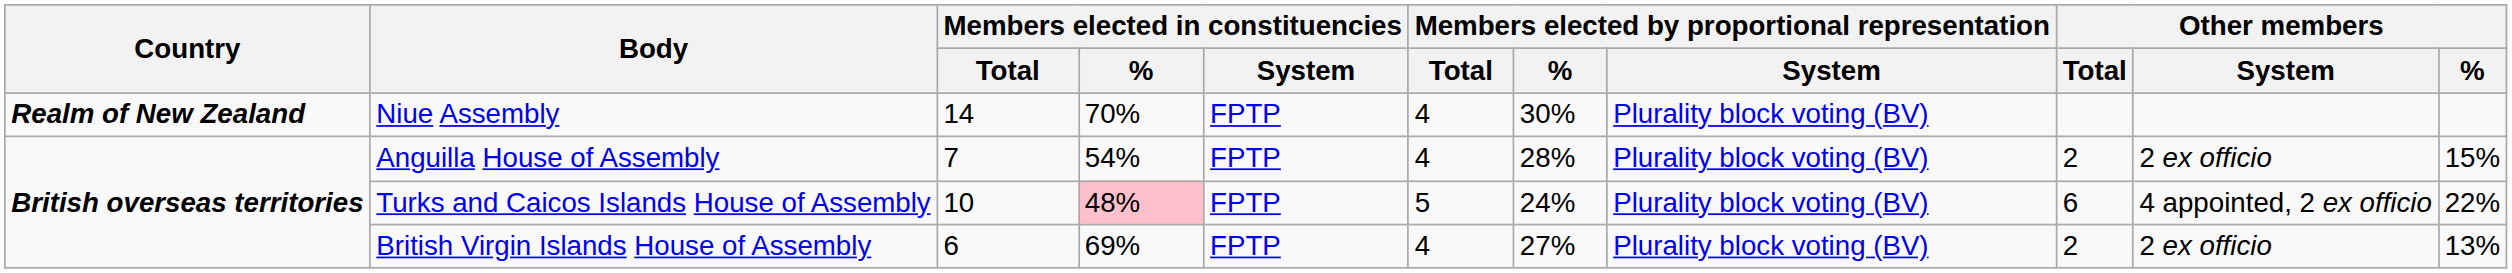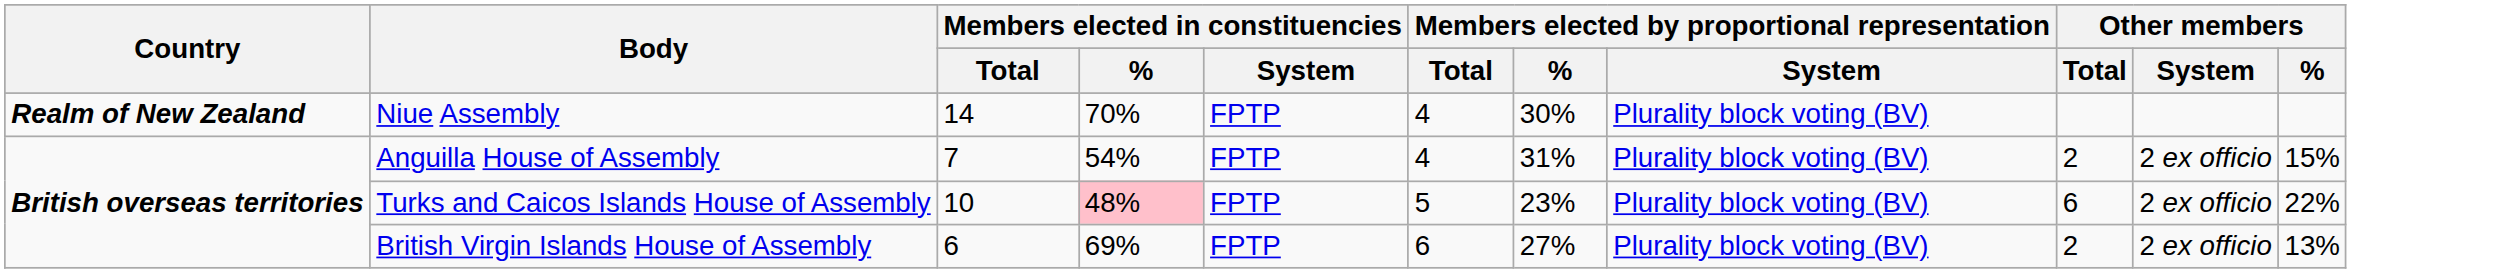(1548, 158) 28% -> (1548, 158) 31%
(1548, 202) 24% -> (1548, 202) 23%
(2286, 202) 4 appointed, 2 ex officio -> (2206, 202) 2 ex officio
(1422, 245) 4 -> (1422, 245) 6
